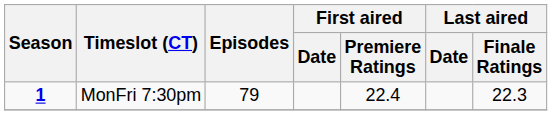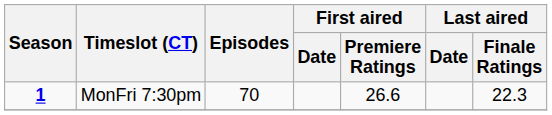(249, 95) 79 -> (249, 95) 70
(383, 95) 22.4 -> (383, 95) 26.6
